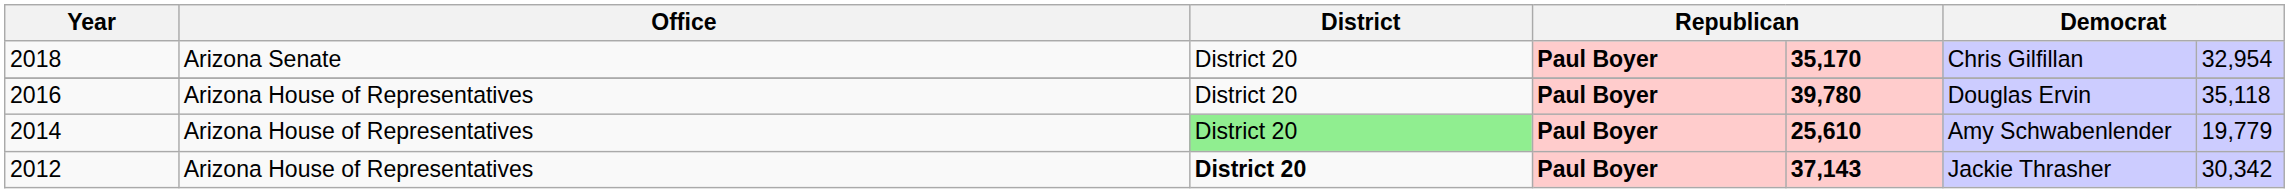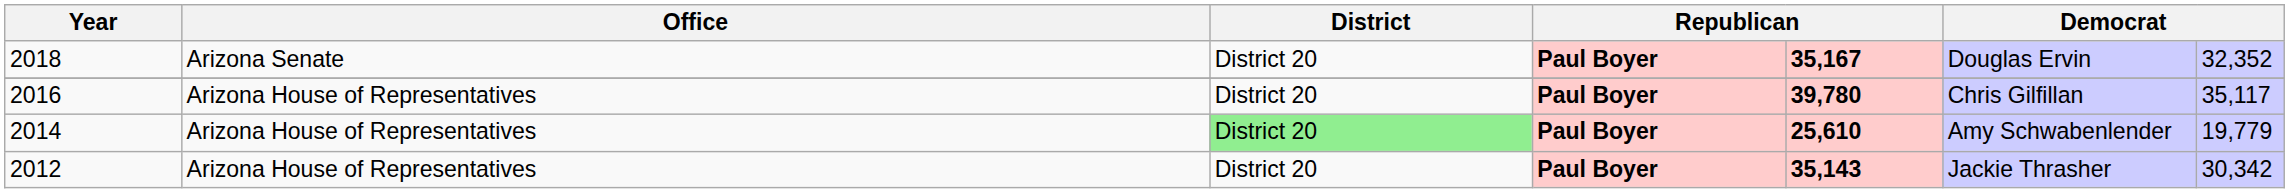(1826, 59) 35,170 -> (1826, 59) 35,167
(2016, 59) Chris Gilfillan -> (2019, 59) Douglas Ervin
(2237, 59) 32,954 -> (2237, 59) 32,352
(2019, 95) Douglas Ervin -> (2016, 95) Chris Gilfillan
(2236, 95) 35,118 -> (2236, 95) 35,117
(1251, 168) bold -> (1266, 168) normal
(1826, 168) 37,143 -> (1826, 168) 35,143
